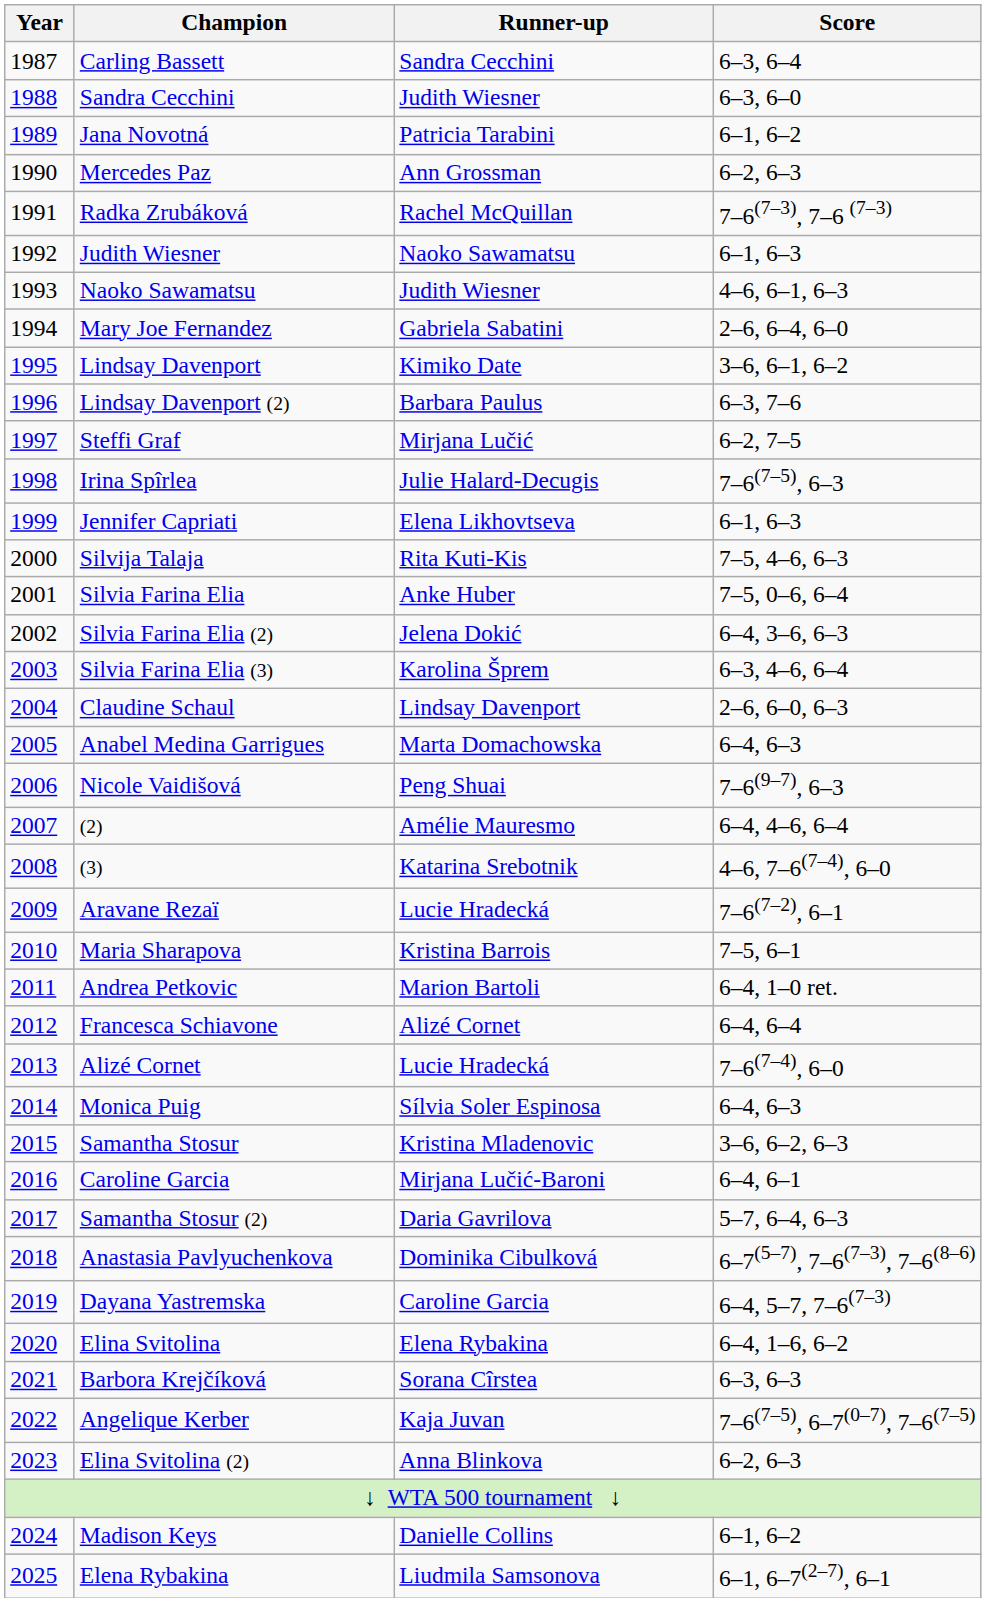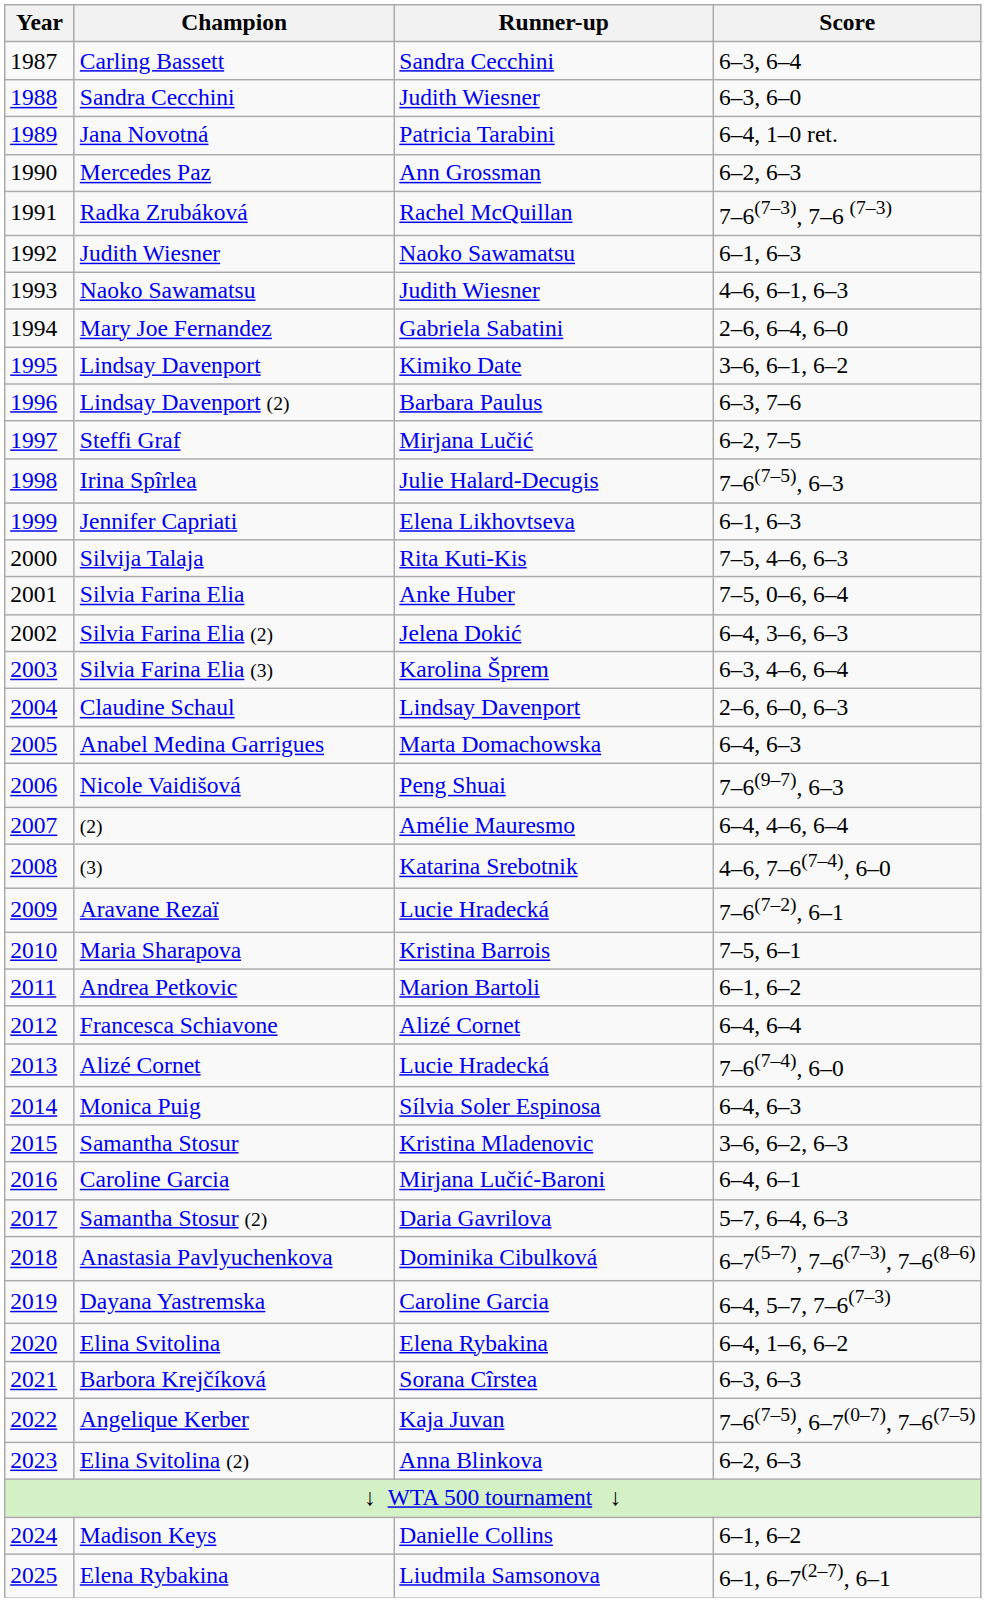(760, 135) 6–1, 6–2 -> (778, 135) 6–4, 1–0 ret.
(778, 987) 6–4, 1–0 ret. -> (760, 987) 6–1, 6–2
